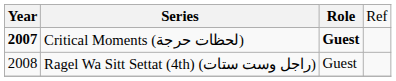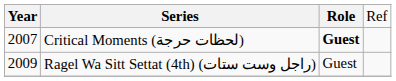(23, 39) bold -> (23, 39) normal
(23, 64) 2008 -> (23, 64) 2009
